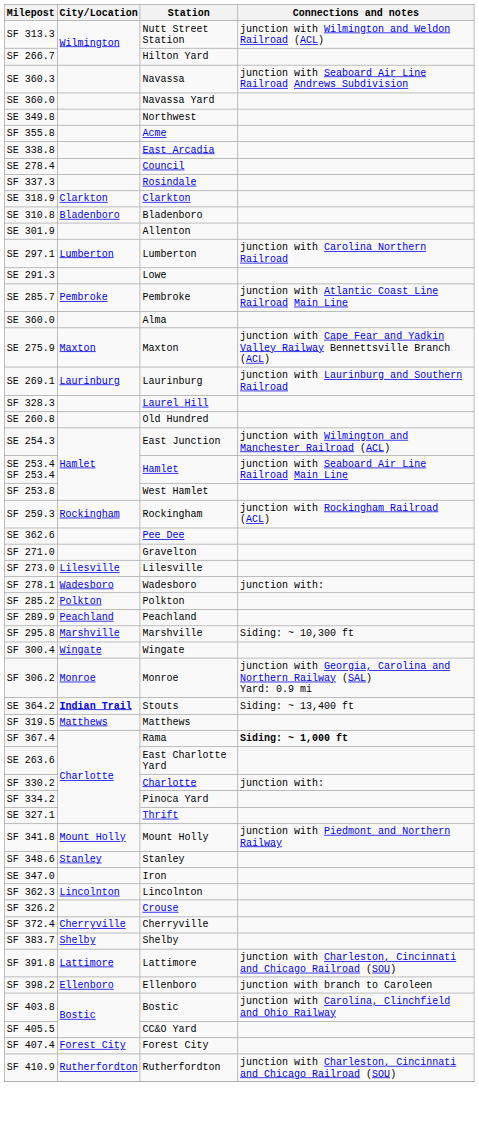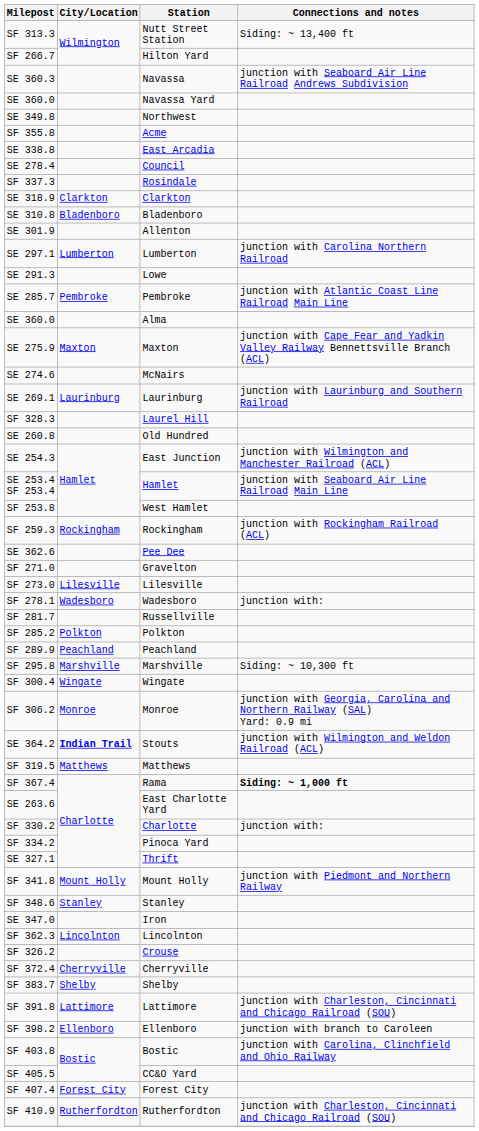(345, 35) junction with Wilmington and Weldon Railroad (ACL) -> (297, 35) Siding: ~ 13,400 ft
+ row: (163, 376)
+ row: (179, 617)
(297, 706) Siding: ~ 13,400 ft -> (345, 744) junction with Wilmington and Weldon Railroad (ACL)
